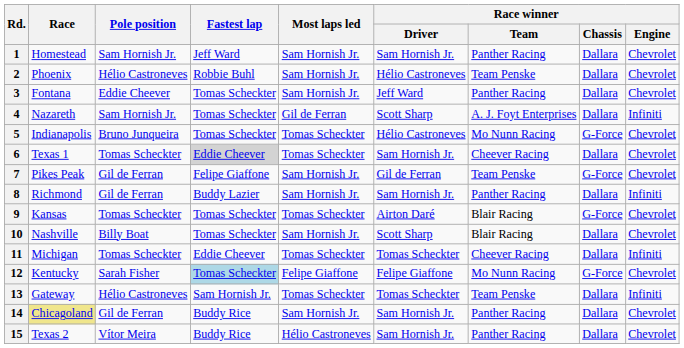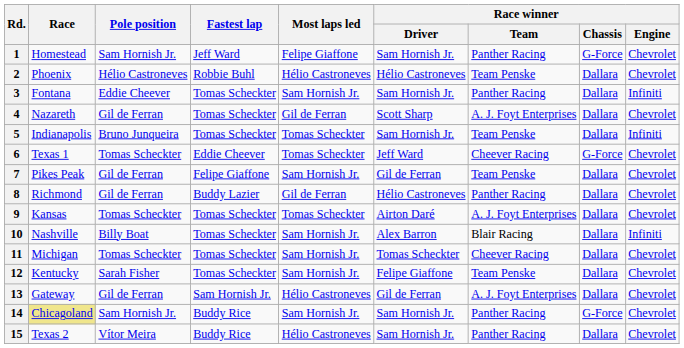(321, 54) Sam Hornish Jr. -> (320, 54) Felipe Giaffone
(600, 54) Dallara -> (602, 54) G-Force
(321, 73) Sam Hornish Jr. -> (326, 73) Hélio Castroneves
(400, 93) Jeff Ward -> (415, 93) Sam Hornish Jr.
(652, 93) Chevrolet -> (645, 93) Infiniti
(137, 113) Sam Hornish Jr. -> (131, 113) Gil de Ferran
(645, 113) Infiniti -> (652, 113) Chevrolet
(421, 133) Hélio Castroneves -> (415, 133) Sam Hornish Jr.
(513, 133) Mo Nunn Racing -> (503, 133) Team Penske
(602, 133) G-Force -> (600, 133) Dallara
(652, 133) Chevrolet -> (645, 133) Infiniti
(229, 153) lightgrey background -> (229, 153) no background
(415, 153) Sam Hornish Jr. -> (400, 153) Jeff Ward
(600, 153) Dallara -> (602, 153) G-Force
(602, 173) G-Force -> (600, 173) Dallara
(321, 193) Sam Hornish Jr. -> (314, 193) Gil de Ferran
(415, 193) Sam Hornish Jr. -> (421, 193) Hélio Castroneves
(645, 193) Infiniti -> (652, 193) Chevrolet
(502, 213) Blair Racing -> (524, 213) A. J. Foyt Enterprises
(602, 213) G-Force -> (600, 213) Dallara
(405, 233) Scott Sharp -> (407, 233) Alex Barron
(652, 233) Chevrolet -> (645, 233) Infiniti
(229, 253) Eddie Cheever -> (235, 253) Tomas Scheckter
(323, 253) Tomas Scheckter -> (321, 253) Sam Hornish Jr.
(645, 253) Infiniti -> (652, 253) Chevrolet
(235, 273) lightblue background -> (235, 273) no background
(320, 273) Felipe Giaffone -> (321, 273) Sam Hornish Jr.
(513, 273) Mo Nunn Racing -> (503, 273) Team Penske
(602, 273) G-Force -> (600, 273) Dallara
(143, 293) Hélio Castroneves -> (131, 293) Gil de Ferran
(323, 293) Tomas Scheckter -> (326, 293) Hélio Castroneves
(418, 293) Tomas Scheckter -> (409, 293) Gil de Ferran
(503, 293) Team Penske -> (524, 293) A. J. Foyt Enterprises
(645, 293) Infiniti -> (652, 293) Chevrolet
(131, 313) Gil de Ferran -> (137, 313) Sam Hornish Jr.
(600, 313) Dallara -> (602, 313) G-Force
